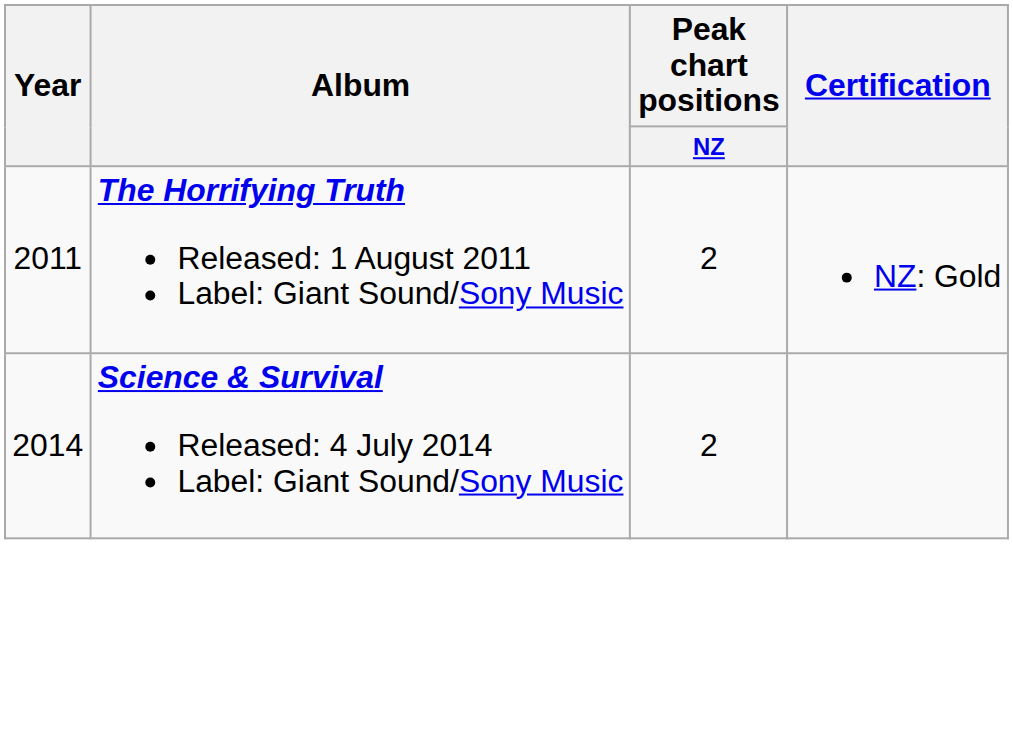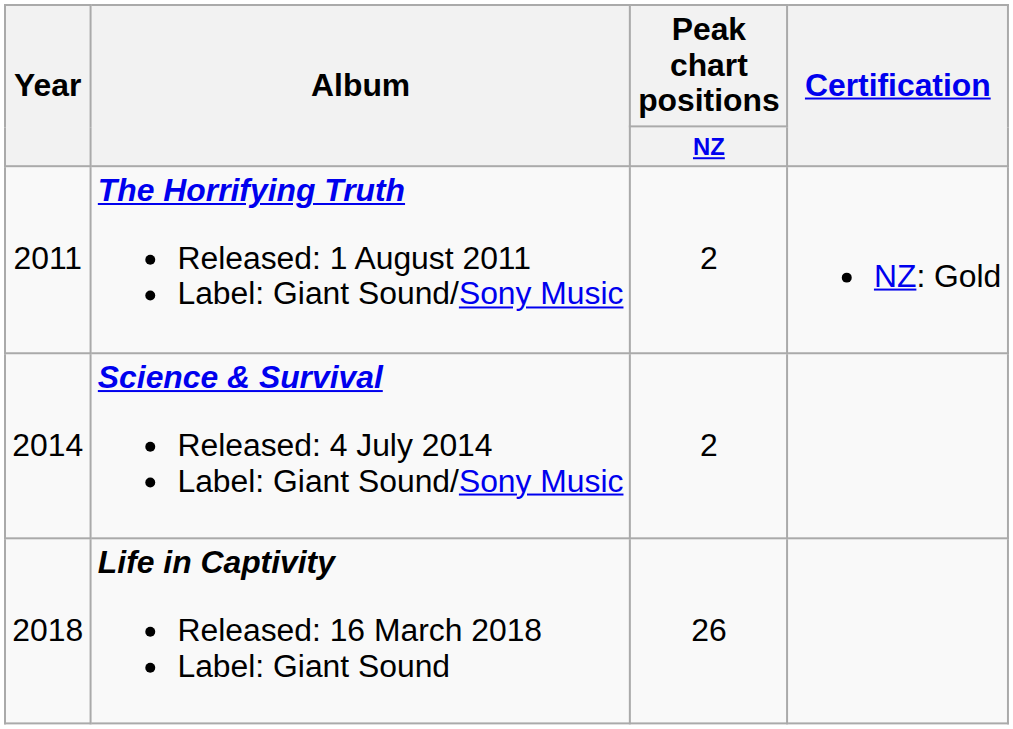+ row: (361, 615)
